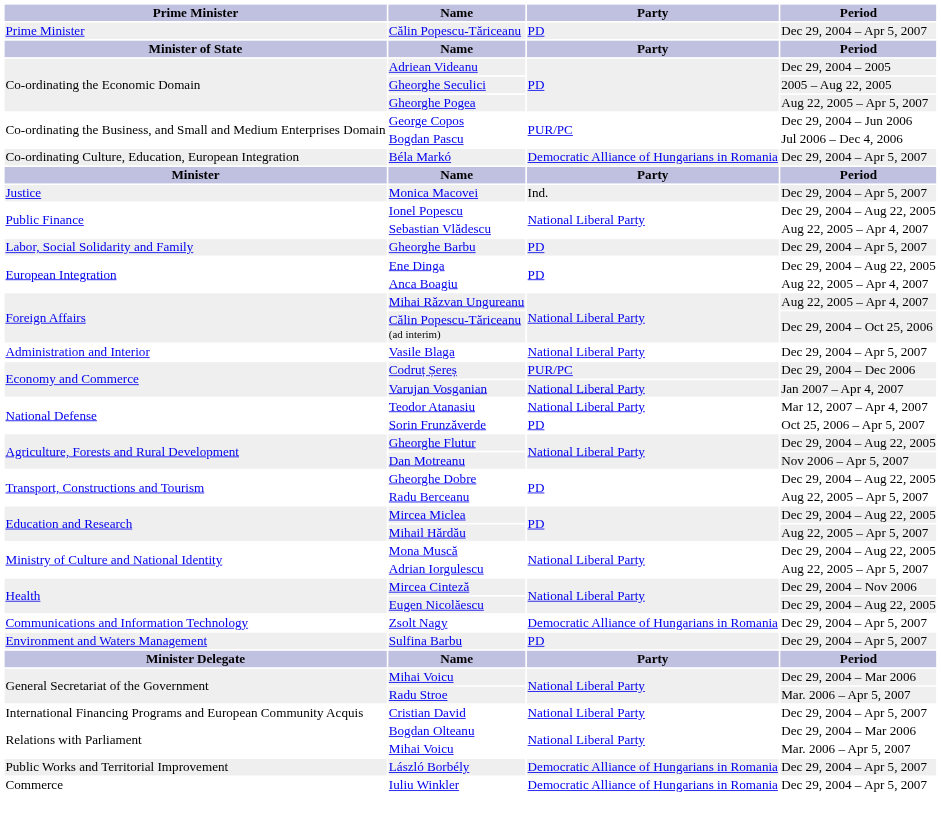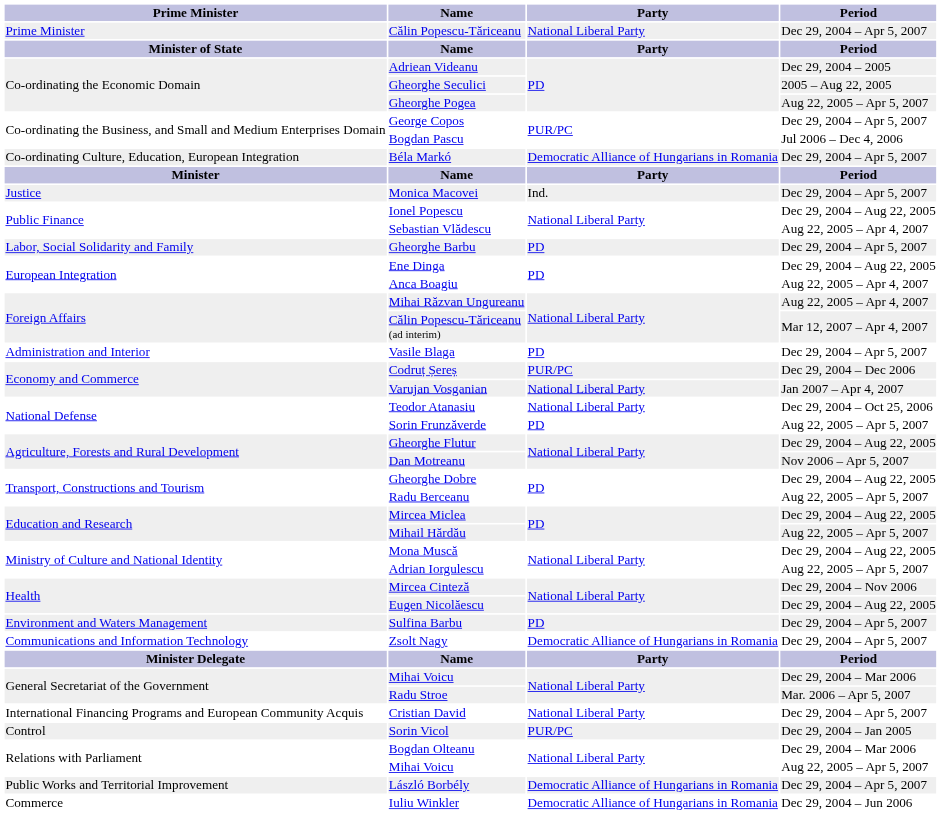(536, 30) PD -> (586, 30) National Liberal Party
(847, 121) Dec 29, 2004 – Jun 2006 -> (854, 121) Dec 29, 2004 – Apr 5, 2007
(857, 326) Dec 29, 2004 – Oct 25, 2006 -> (854, 326) Mar 12, 2007 – Apr 4, 2007
(586, 352) National Liberal Party -> (536, 352) PD
(854, 406) Mar 12, 2007 – Apr 4, 2007 -> (857, 406) Dec 29, 2004 – Oct 25, 2006
(853, 424) Oct 25, 2006 – Apr 5, 2007 -> (855, 424) Aug 22, 2005 – Apr 5, 2007
rows swapped: (127, 623) <-> (106, 641)
+ row: (26, 731)
(846, 749) Mar. 2006 – Apr 5, 2007 -> (855, 767) Aug 22, 2005 – Apr 5, 2007
(854, 785) Dec 29, 2004 – Apr 5, 2007 -> (847, 803) Dec 29, 2004 – Jun 2006
